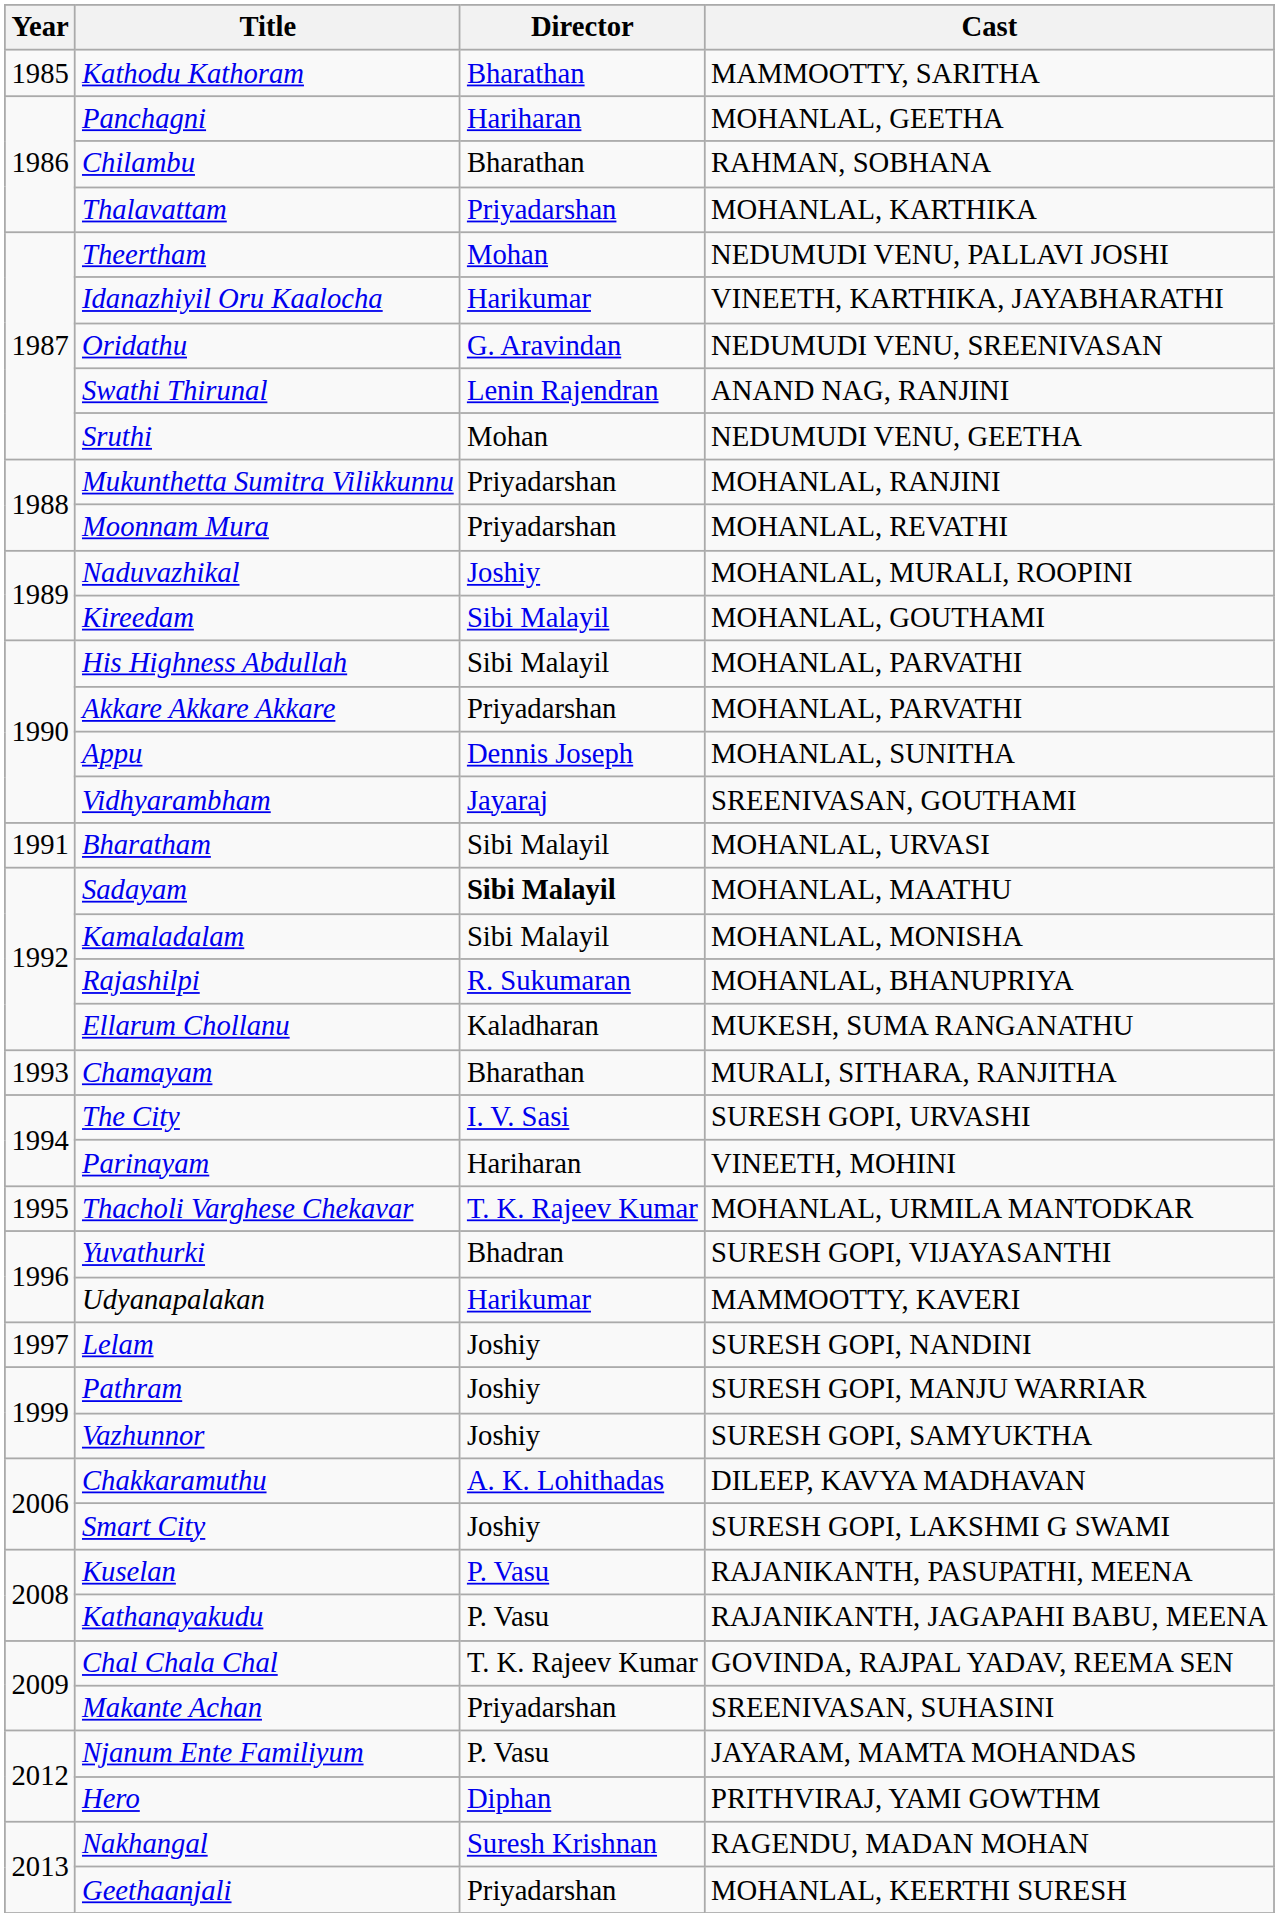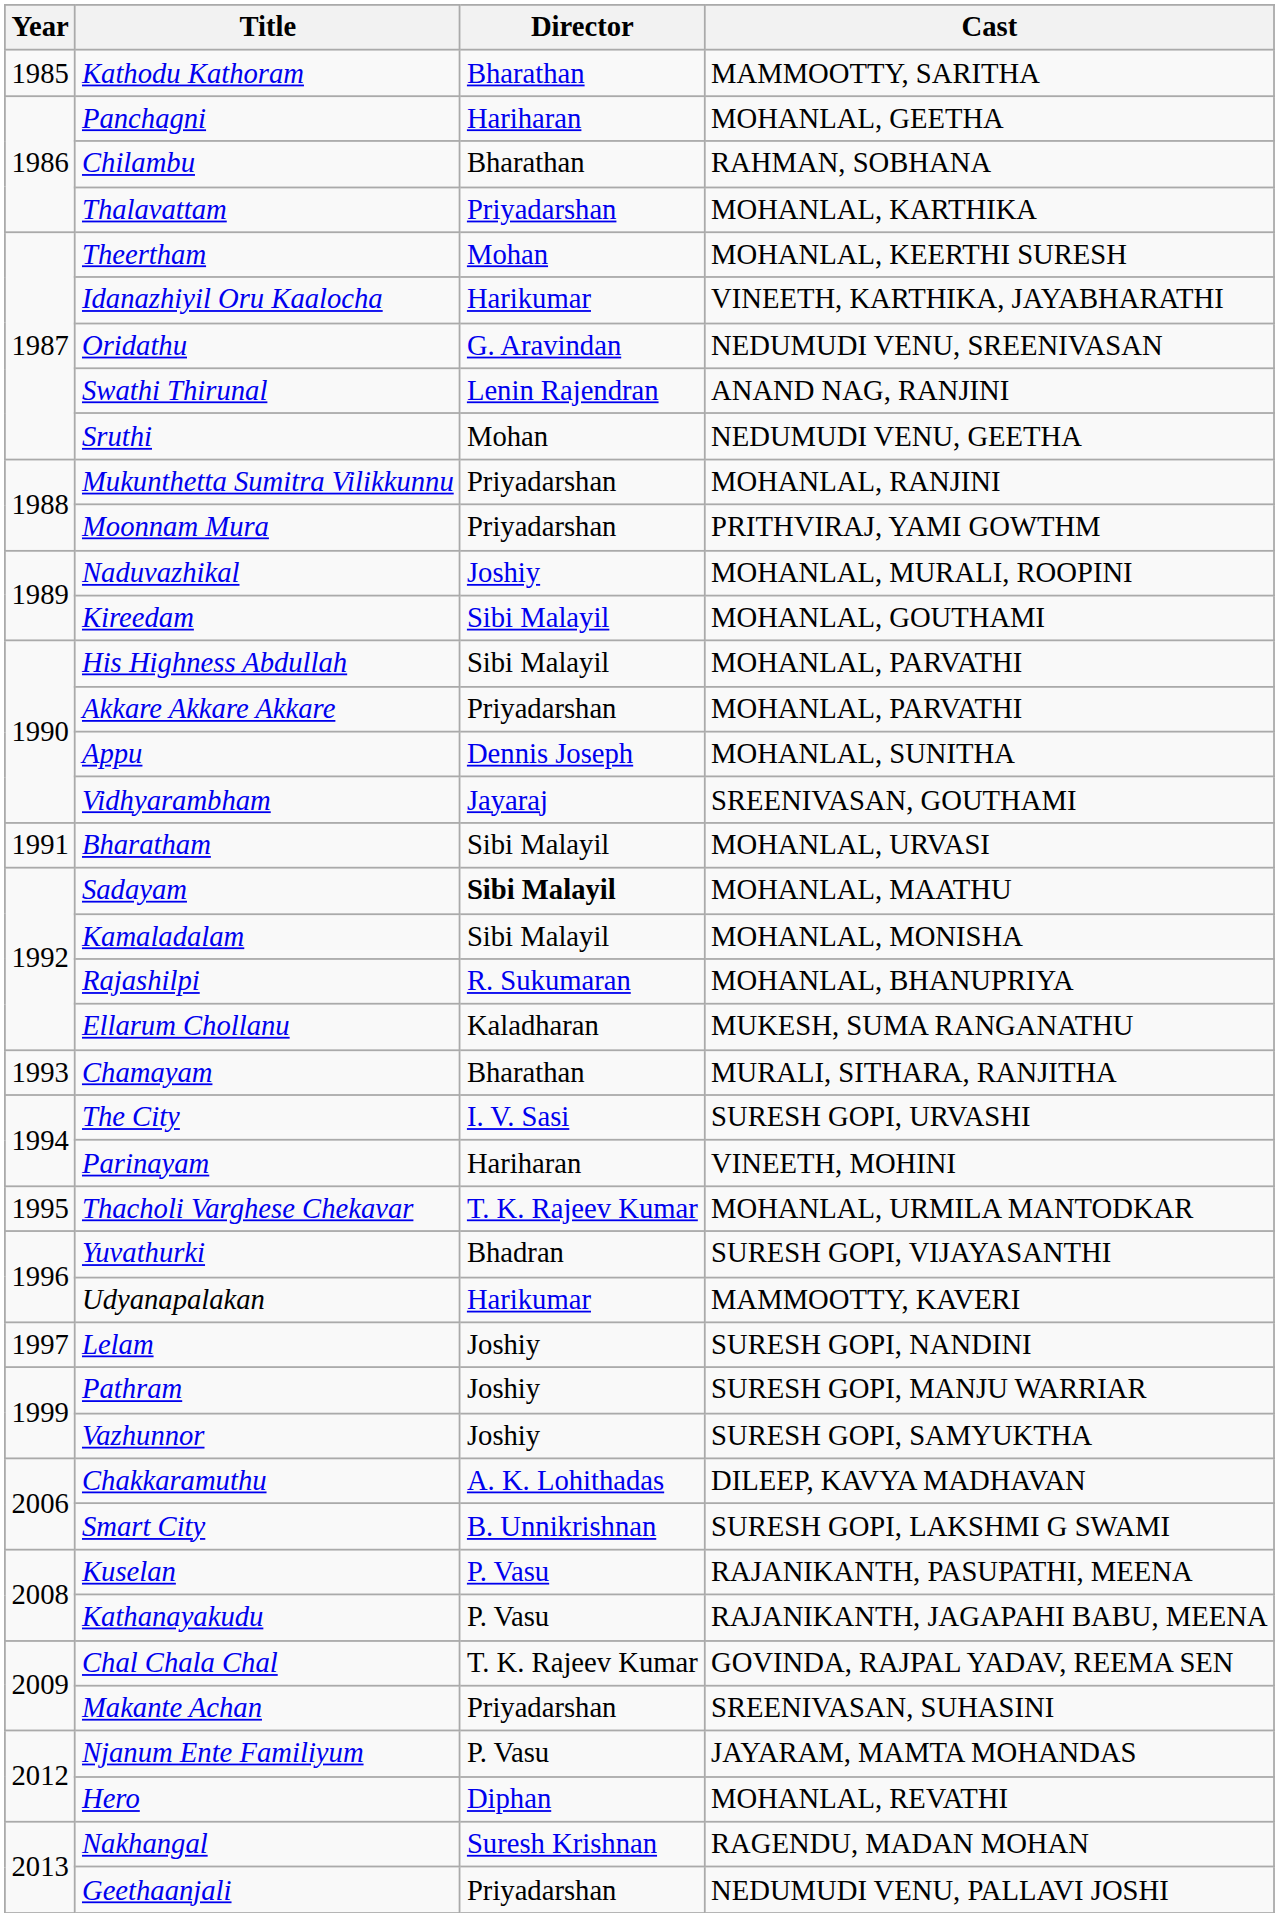(940, 254) NEDUMUDI VENU, PALLAVI JOSHI -> (919, 254) MOHANLAL, KEERTHI SURESH
(860, 526) MOHANLAL, REVATHI -> (906, 526) PRITHVIRAJ, YAMI GOWTHM
(504, 1526) Joshiy -> (562, 1526) B. Unnikrishnan
(906, 1798) PRITHVIRAJ, YAMI GOWTHM -> (860, 1798) MOHANLAL, REVATHI
(919, 1889) MOHANLAL, KEERTHI SURESH -> (940, 1889) NEDUMUDI VENU, PALLAVI JOSHI
